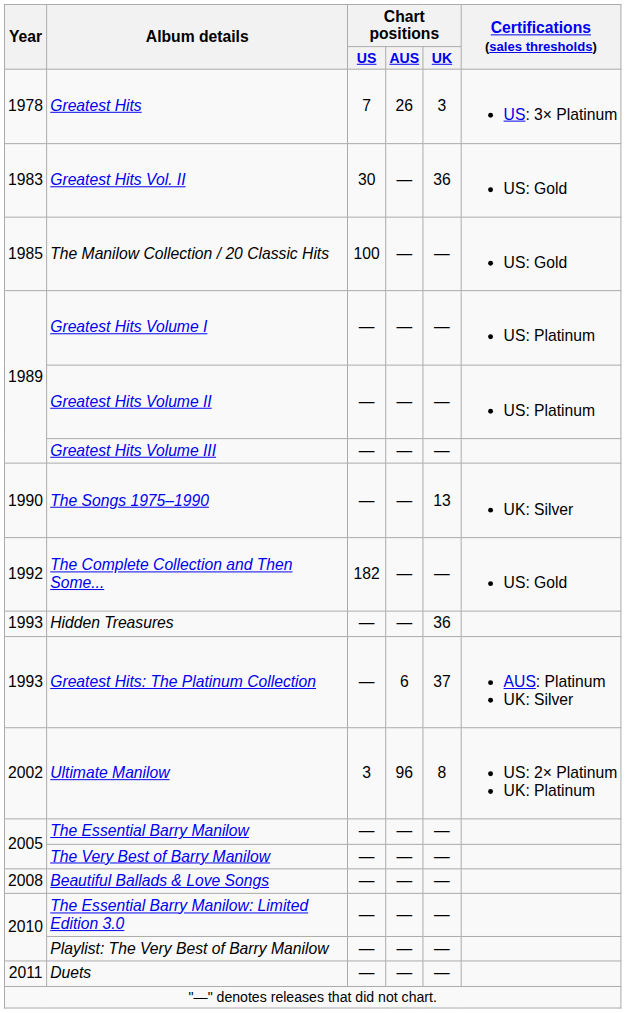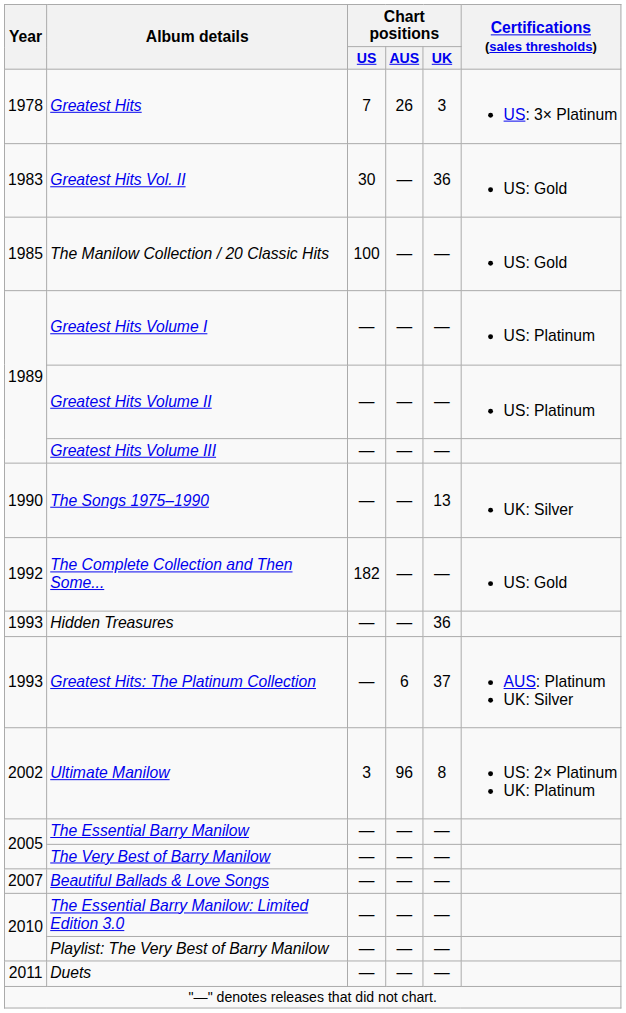(26, 881) 2008 -> (26, 881) 2007
